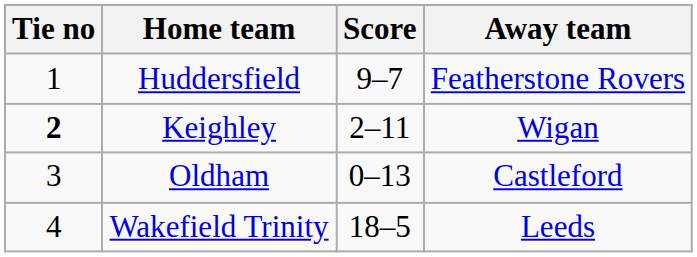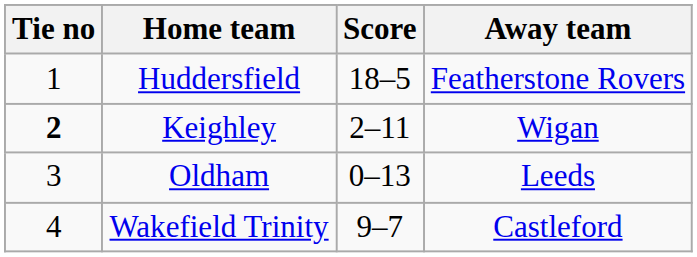(380, 78) 9–7 -> (380, 78) 18–5
(558, 176) Castleford -> (558, 176) Leeds
(380, 226) 18–5 -> (380, 226) 9–7
(558, 226) Leeds -> (558, 226) Castleford
